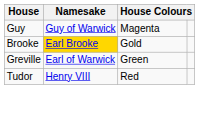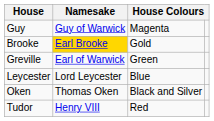+ row: (28, 76)
+ row: (19, 92)
